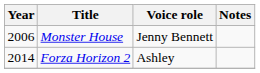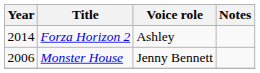rows swapped: (82, 36) <-> (85, 57)
